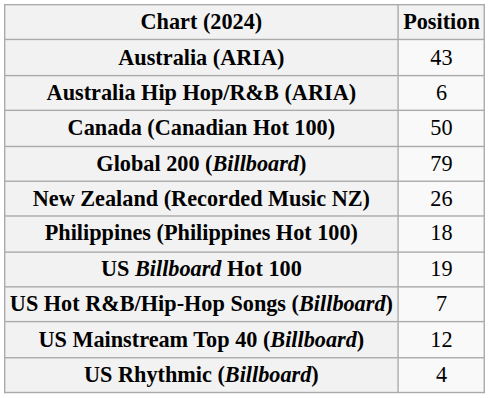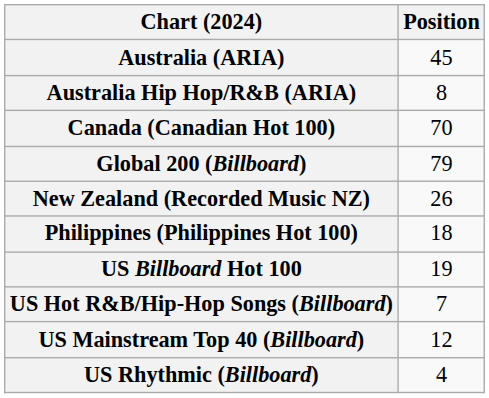(441, 57) 43 -> (441, 57) 45
(441, 92) 6 -> (441, 92) 8
(441, 127) 50 -> (441, 127) 70
